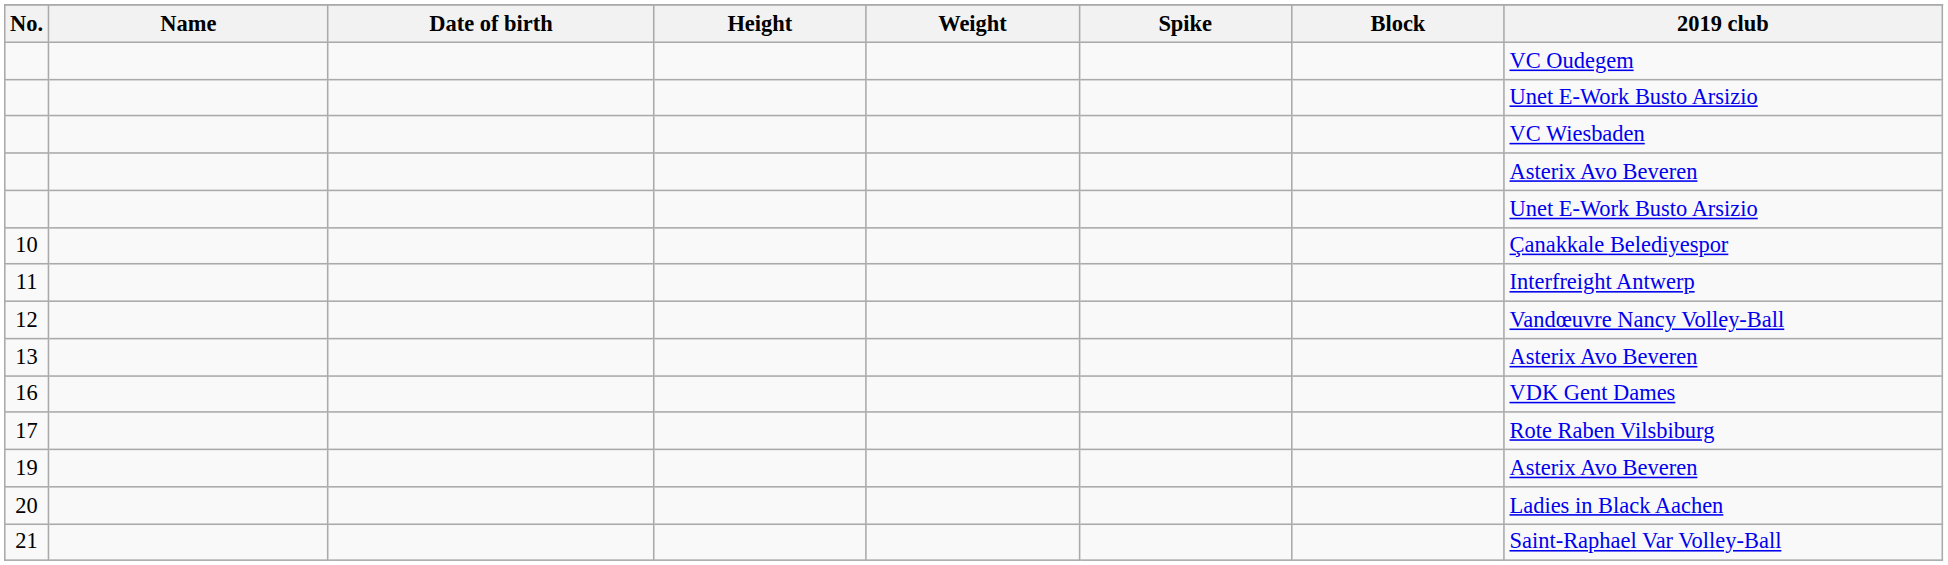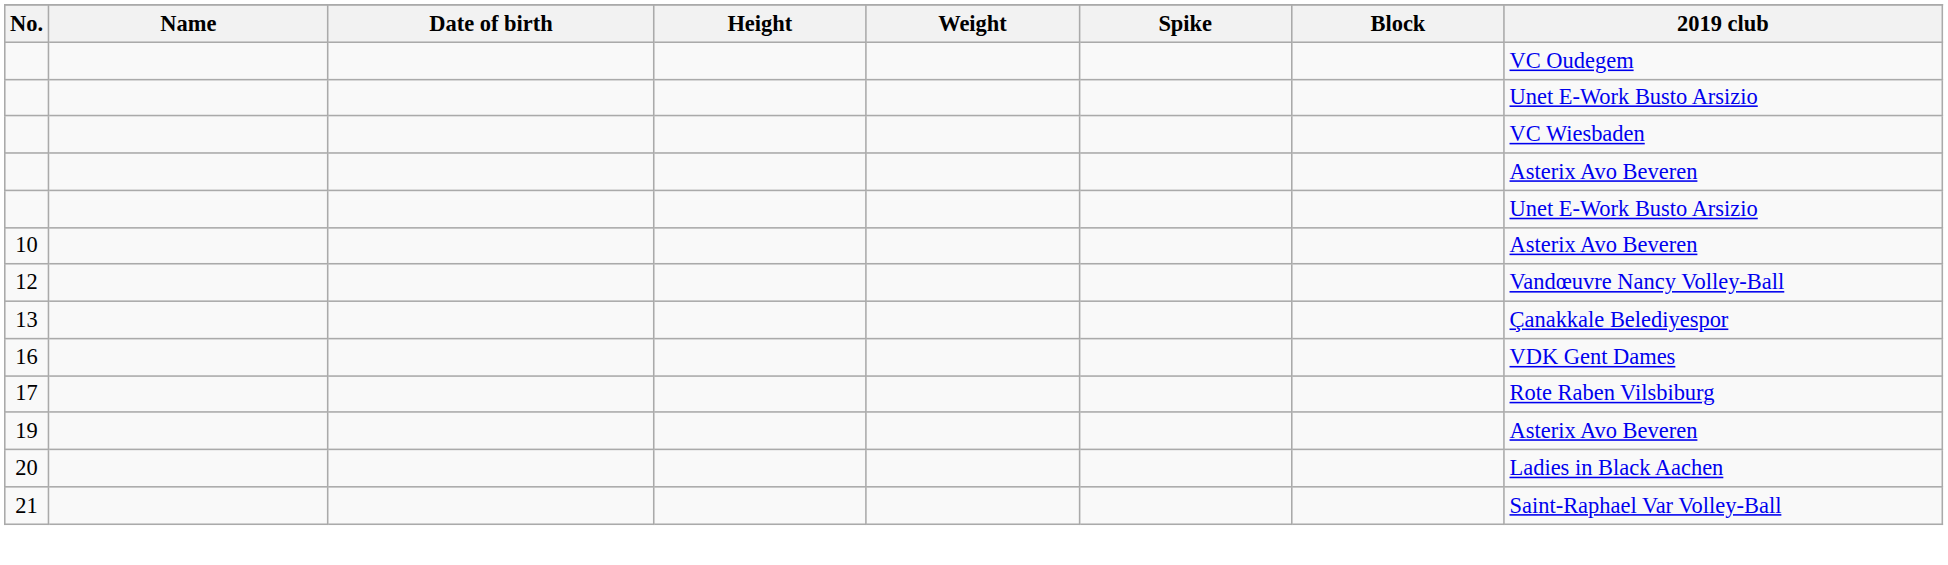(1619, 245) Çanakkale Belediyespor -> (1603, 245) Asterix Avo Beveren
- row: (27, 282)
(1603, 356) Asterix Avo Beveren -> (1619, 319) Çanakkale Belediyespor
